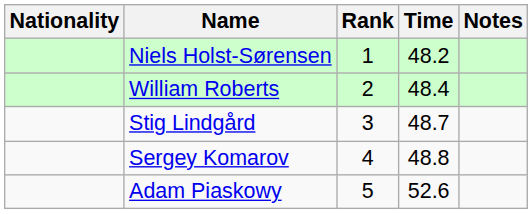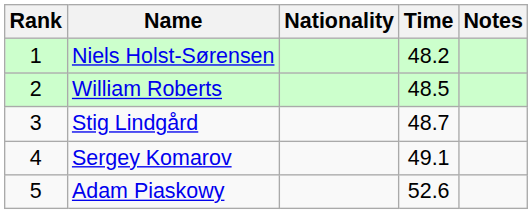columns swapped: (368, 21) <-> (64, 21)
(429, 89) 48.4 -> (429, 89) 48.5
(429, 157) 48.8 -> (429, 157) 49.1
